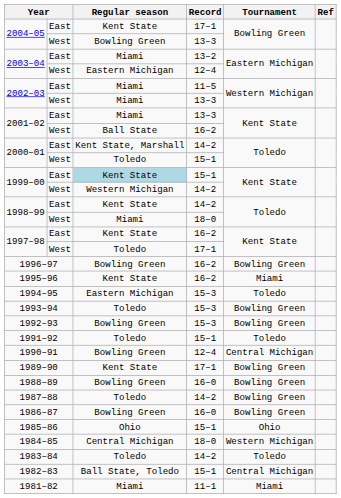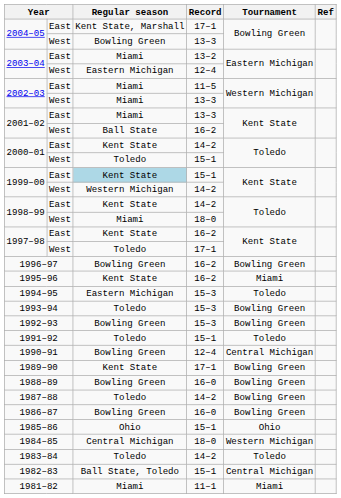(130, 27) Kent State -> (130, 27) Kent State, Marshall
(130, 145) Kent State, Marshall -> (130, 145) Kent State
